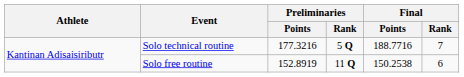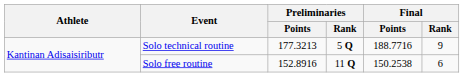(297, 46) 177.3216 -> (297, 46) 177.3213
(440, 46) 7 -> (440, 46) 9
(297, 63) 152.8919 -> (297, 63) 152.8916
